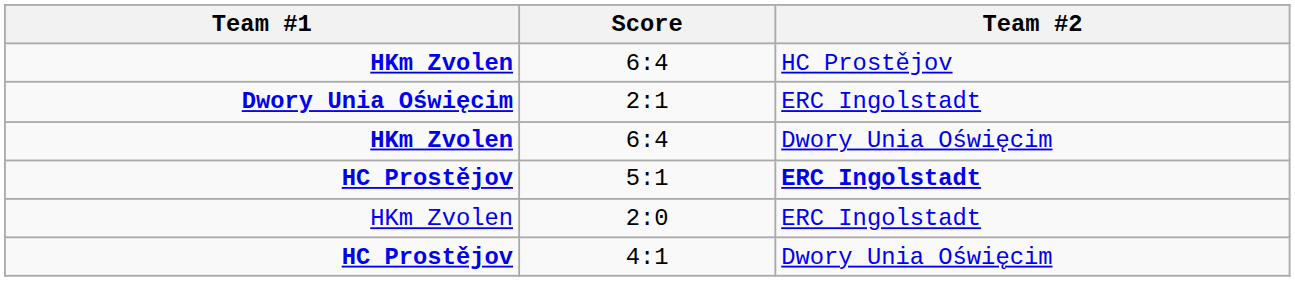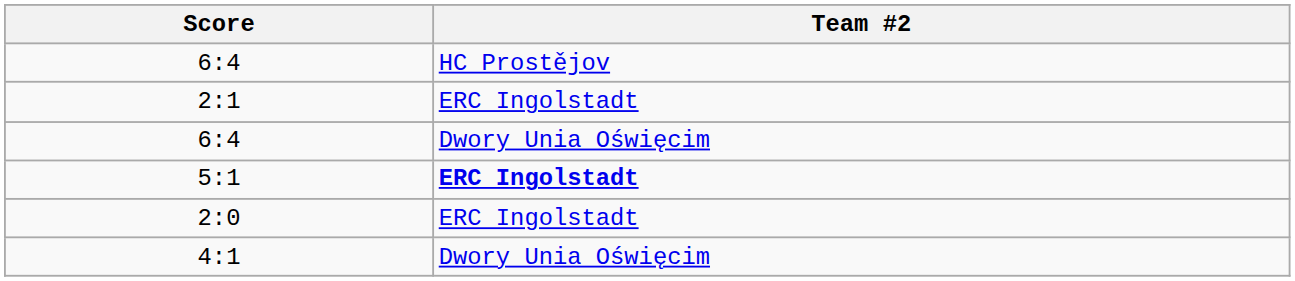- column: (262, 24)
